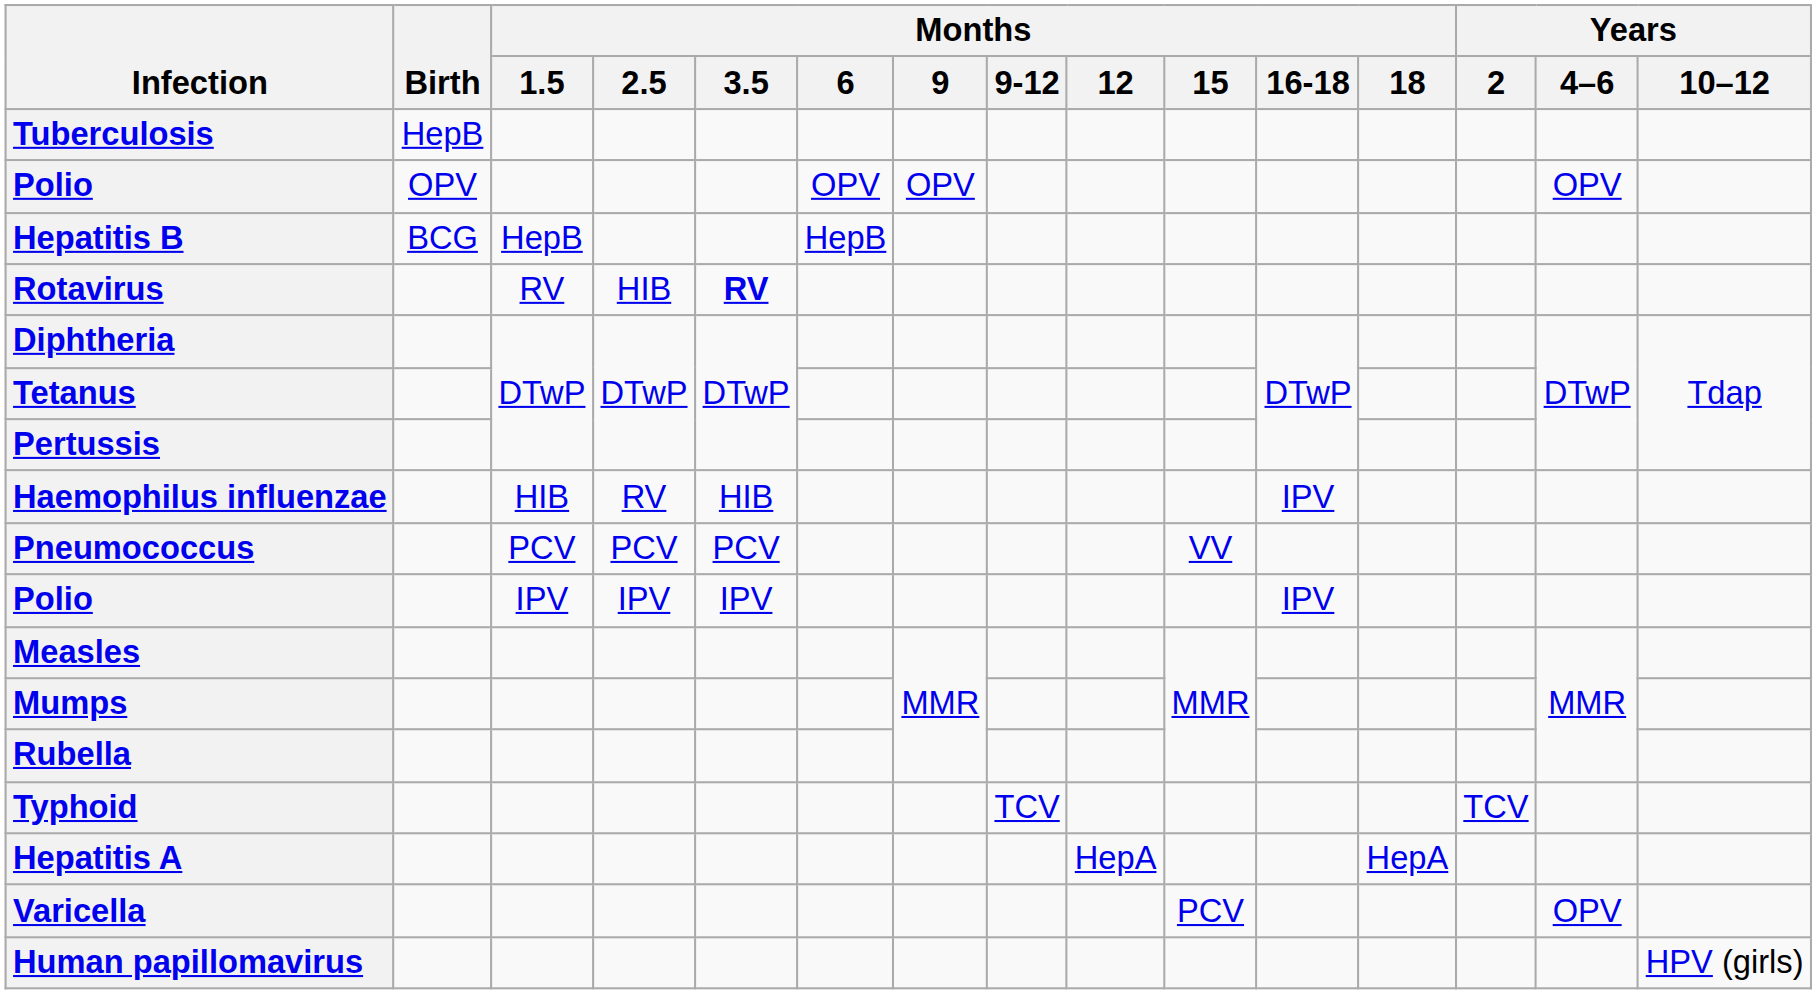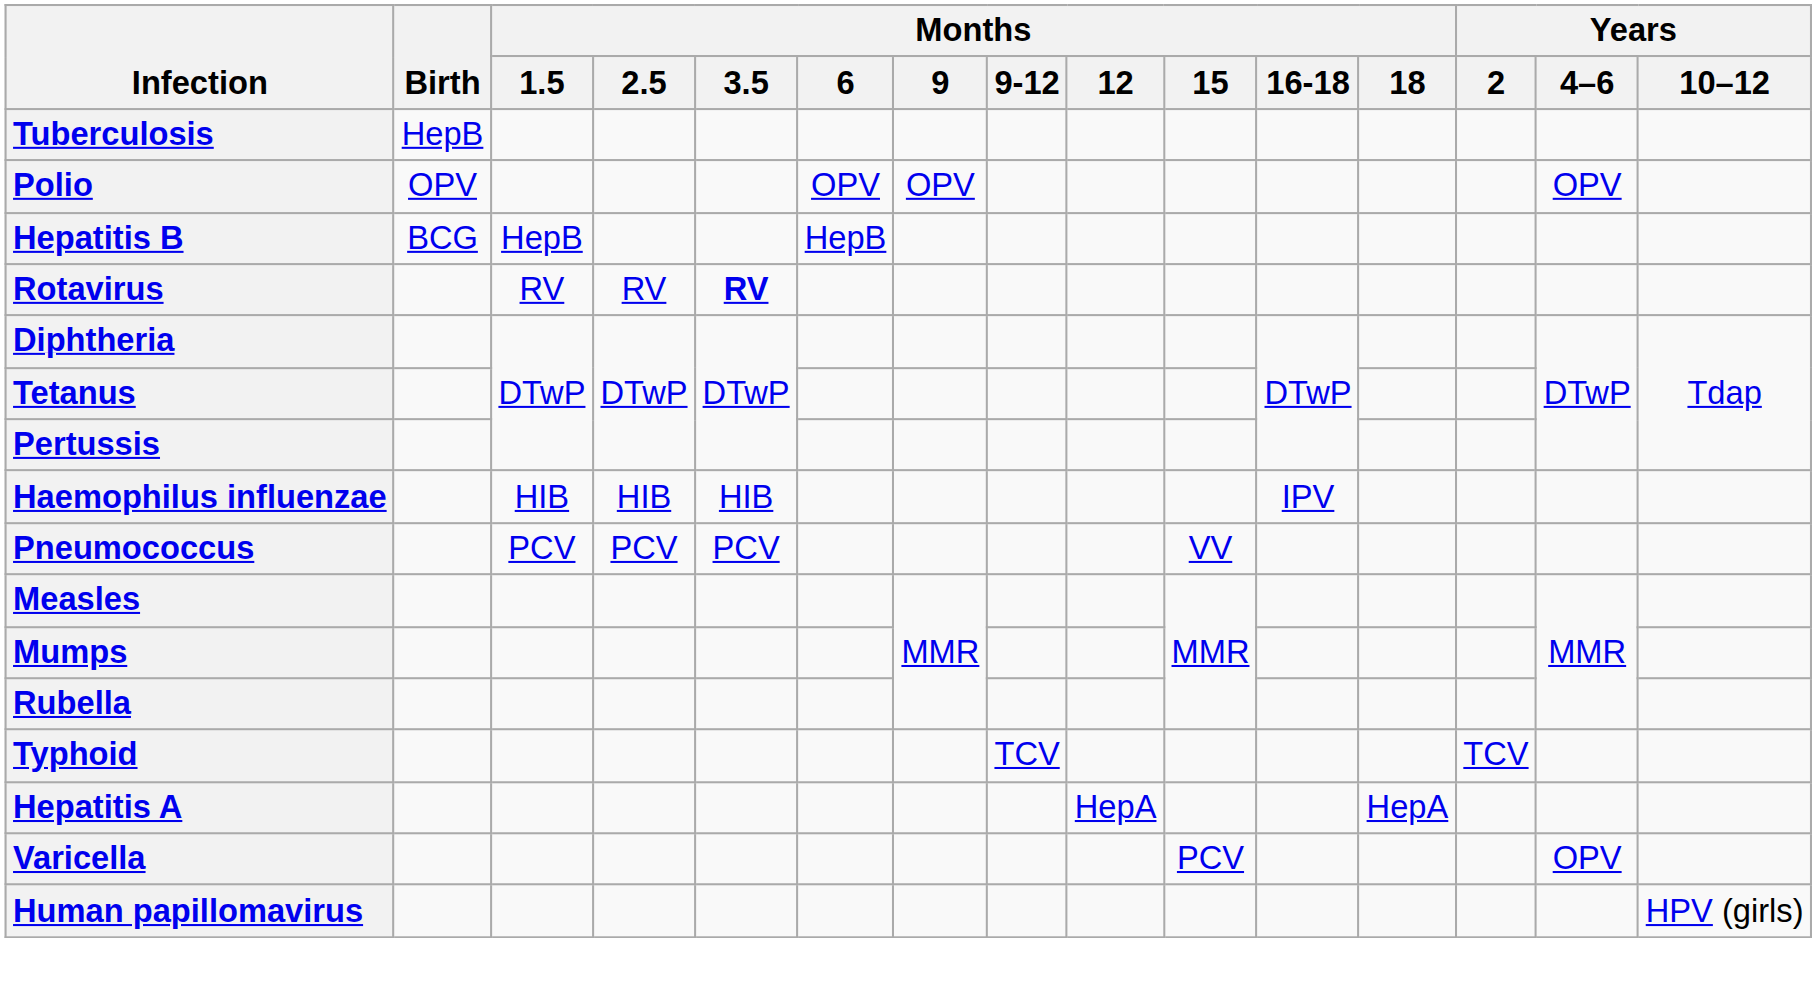(644, 289) HIB -> (644, 289) RV
(644, 496) RV -> (644, 496) HIB
- row: (53, 599)
